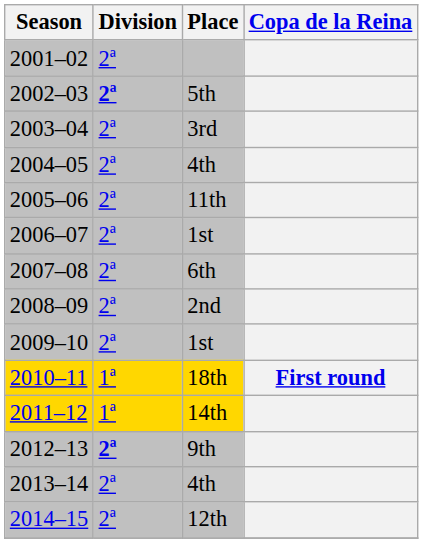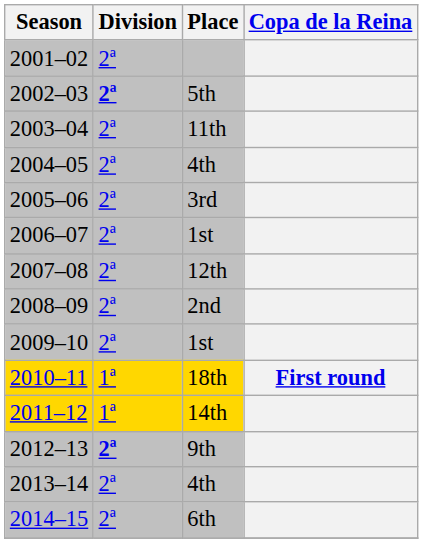(202, 128) 3rd -> (207, 128) 11th
(207, 199) 11th -> (202, 199) 3rd
(202, 270) 6th -> (207, 270) 12th
(207, 519) 12th -> (202, 519) 6th
